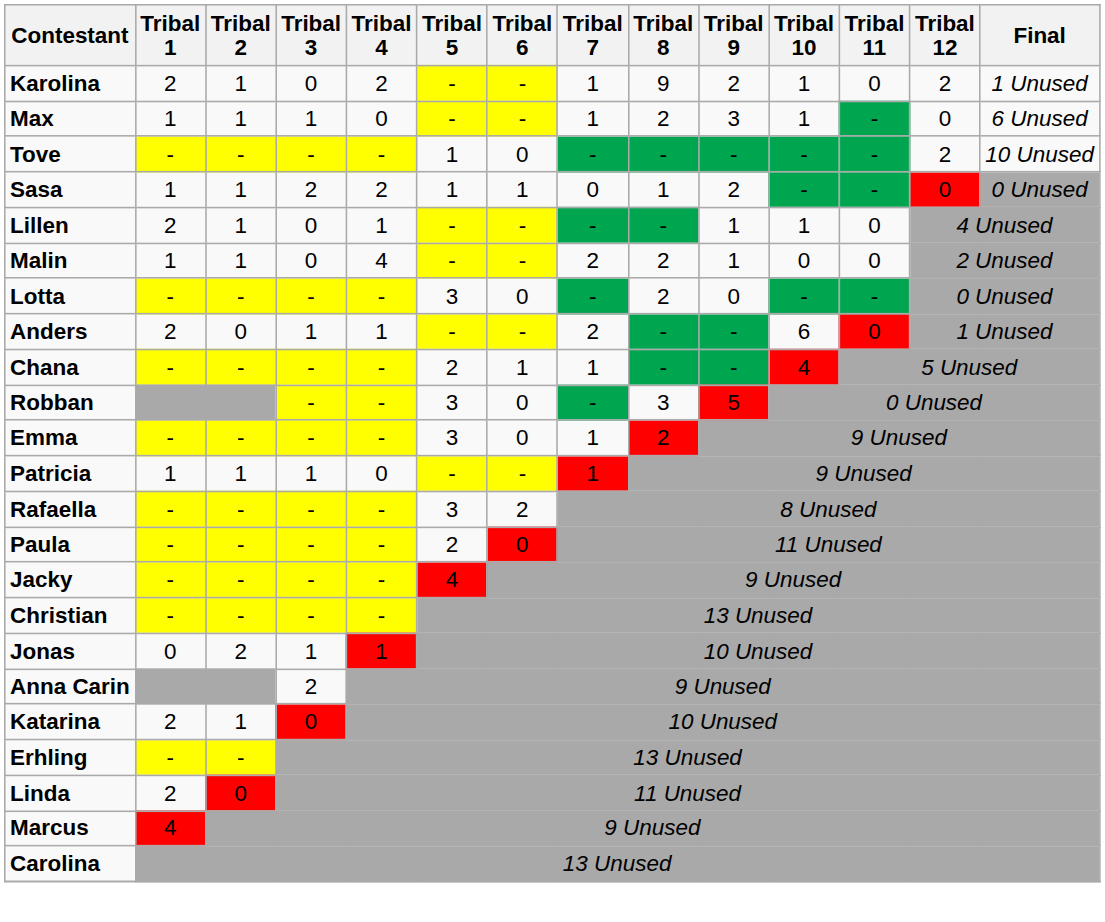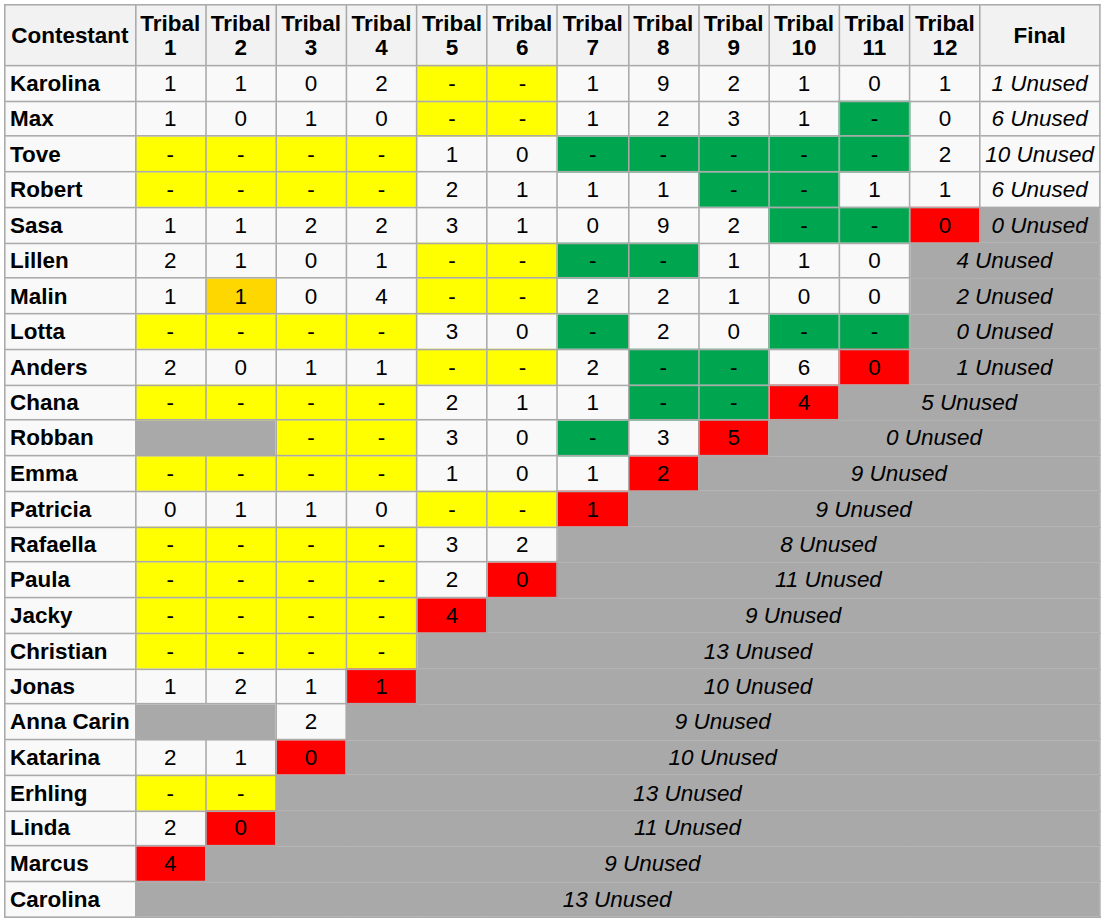(170, 83) 2 -> (170, 83) 1
(945, 83) 2 -> (945, 83) 1
(241, 119) 1 -> (241, 119) 0
+ row: (46, 190)
(452, 190) 1 -> (452, 225) 3
(663, 190) 1 -> (663, 225) 9
(241, 261) no background -> (241, 296) gold background
(452, 438) 3 -> (452, 474) 1
(170, 474) 1 -> (170, 509) 0
(170, 651) 0 -> (170, 687) 1
